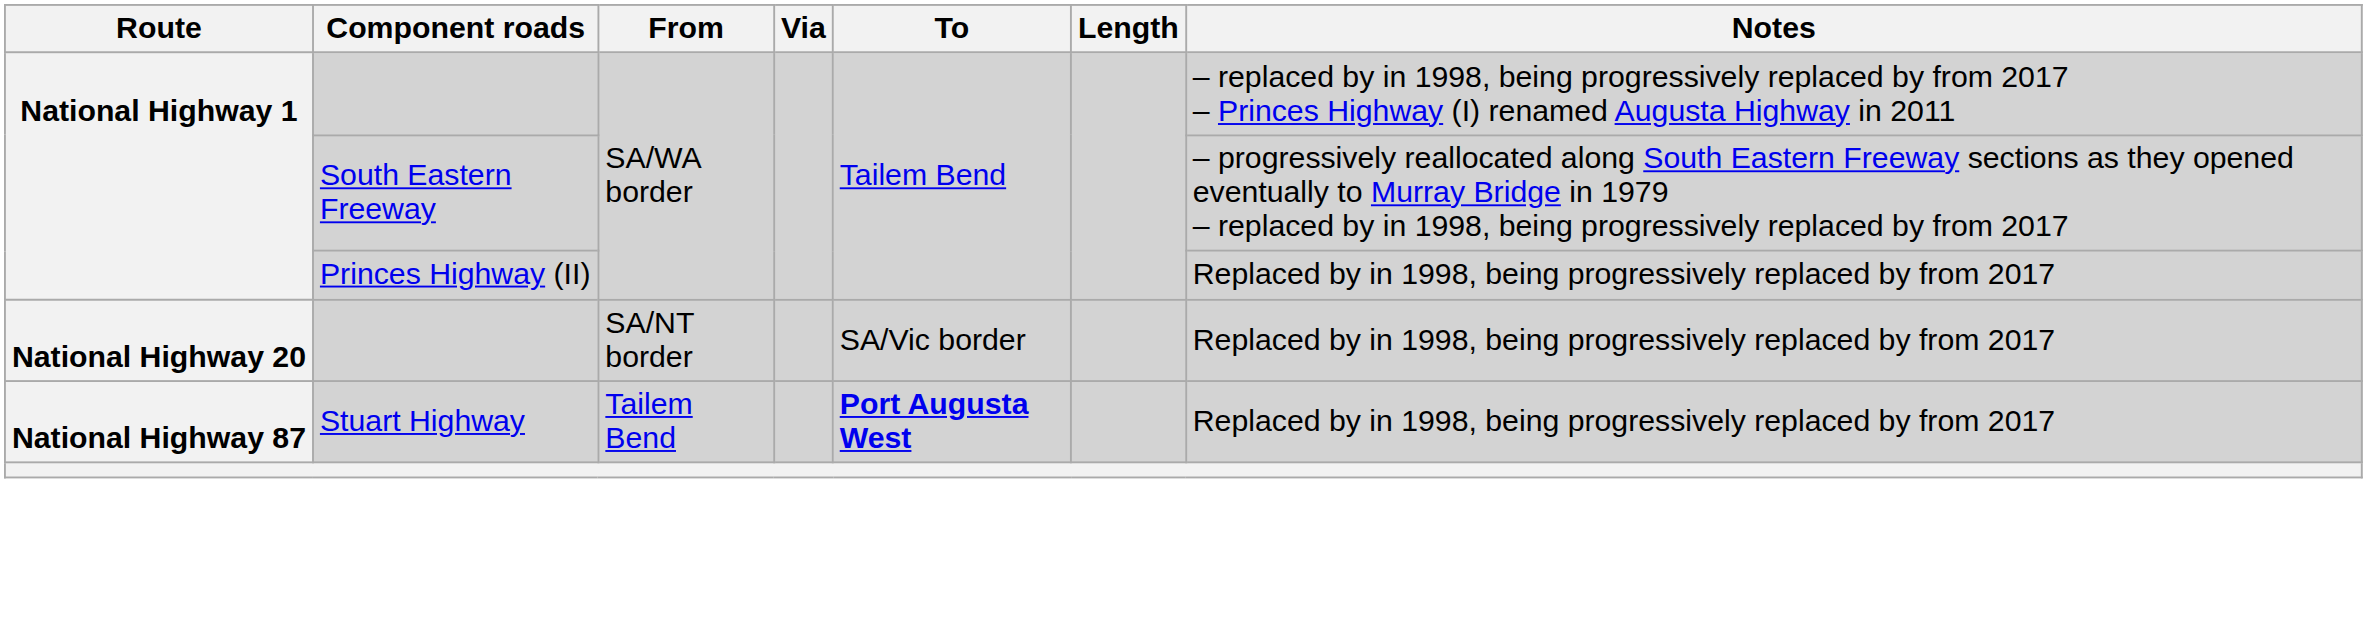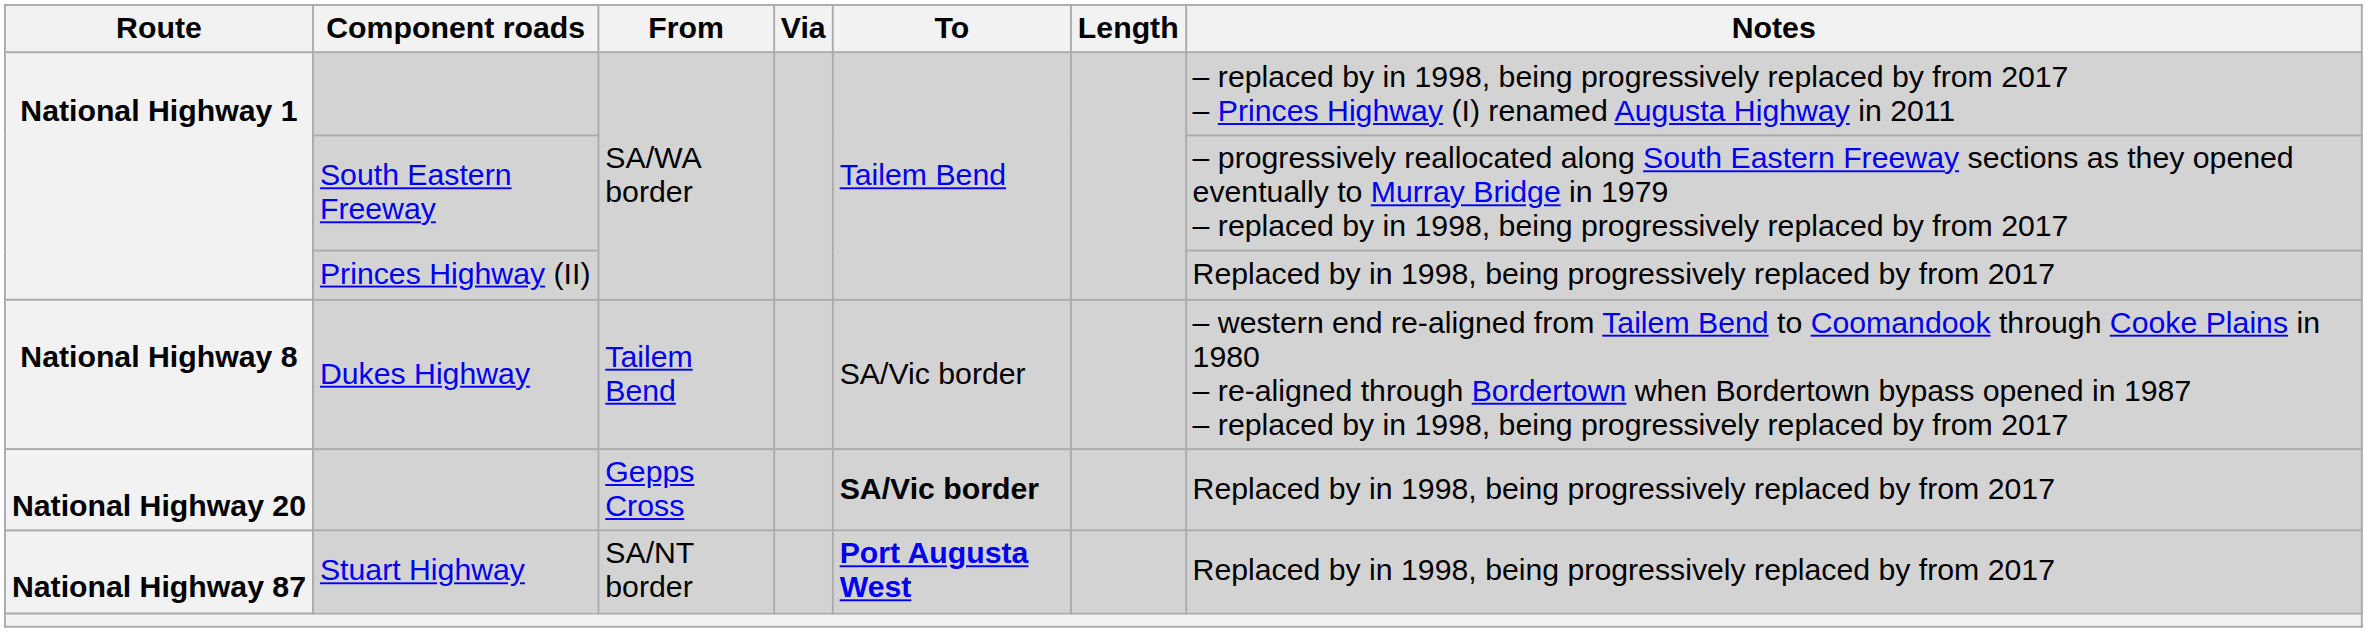+ row: (159, 356)
(650, 339) SA/NT border -> (650, 489) Gepps Cross
(933, 339) normal -> (939, 489) bold
(649, 421) Tailem Bend -> (650, 571) SA/NT border
